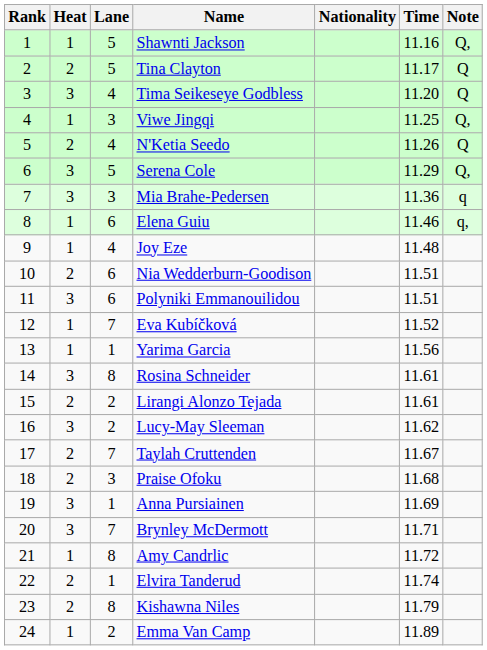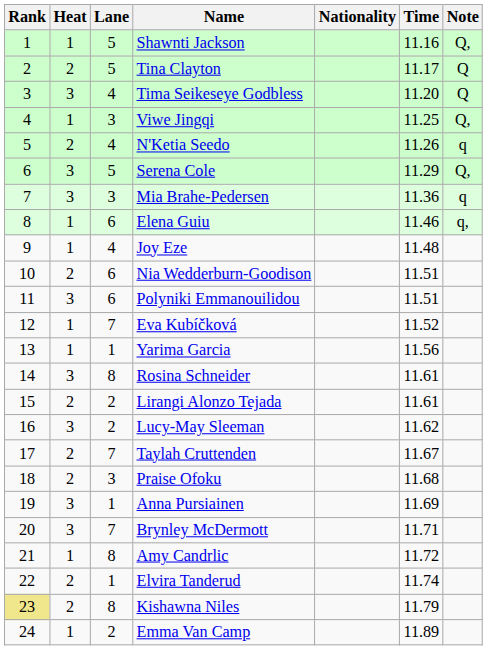(463, 145) Q -> (463, 145) q
(27, 606) no background -> (27, 606) khaki background
